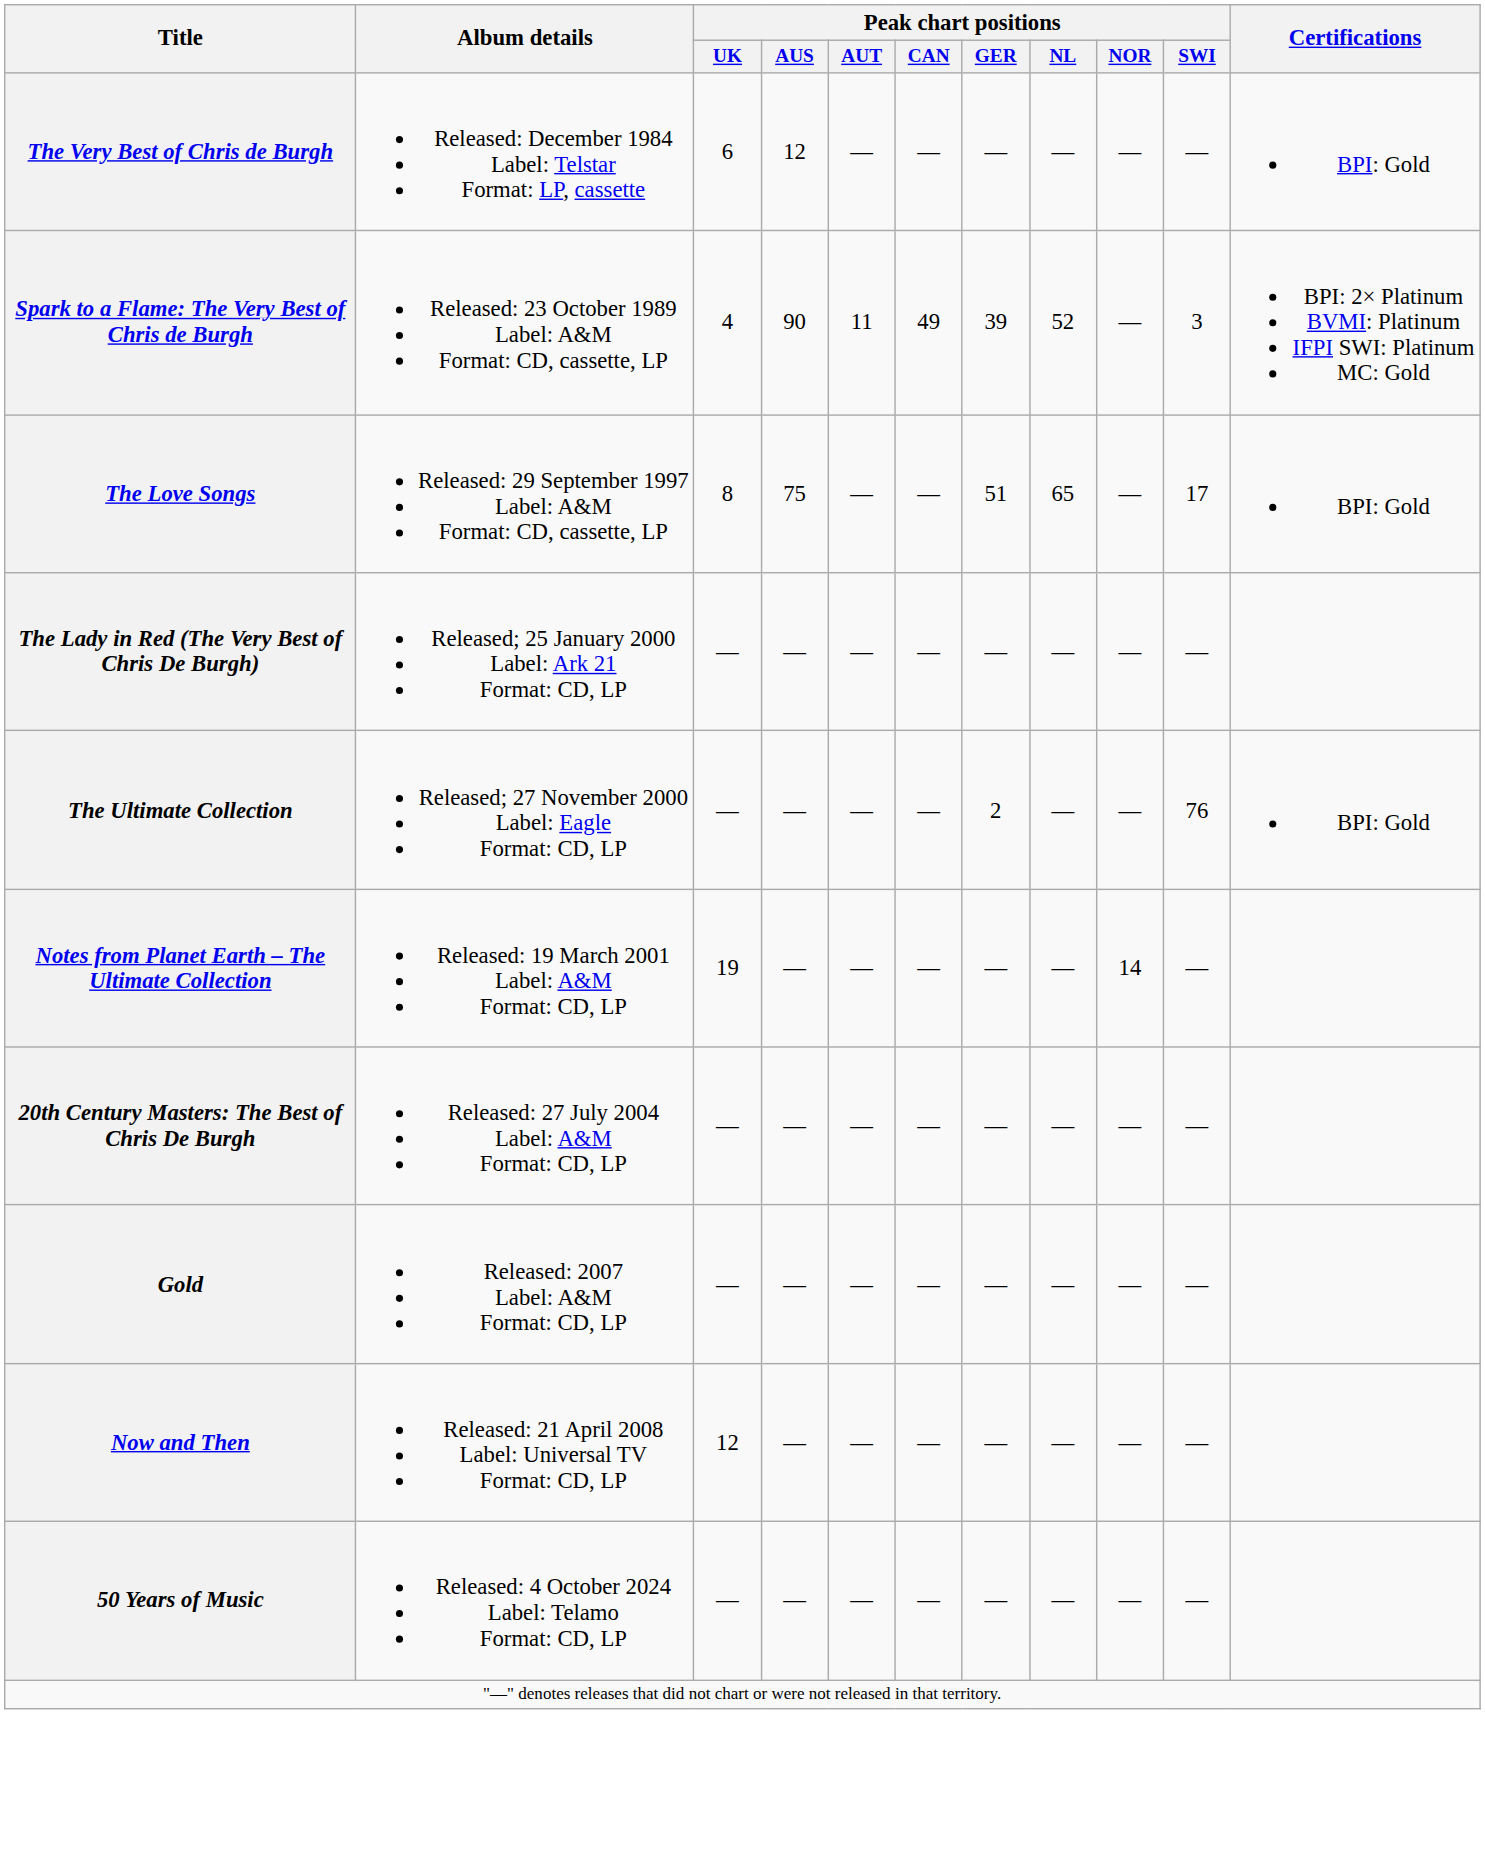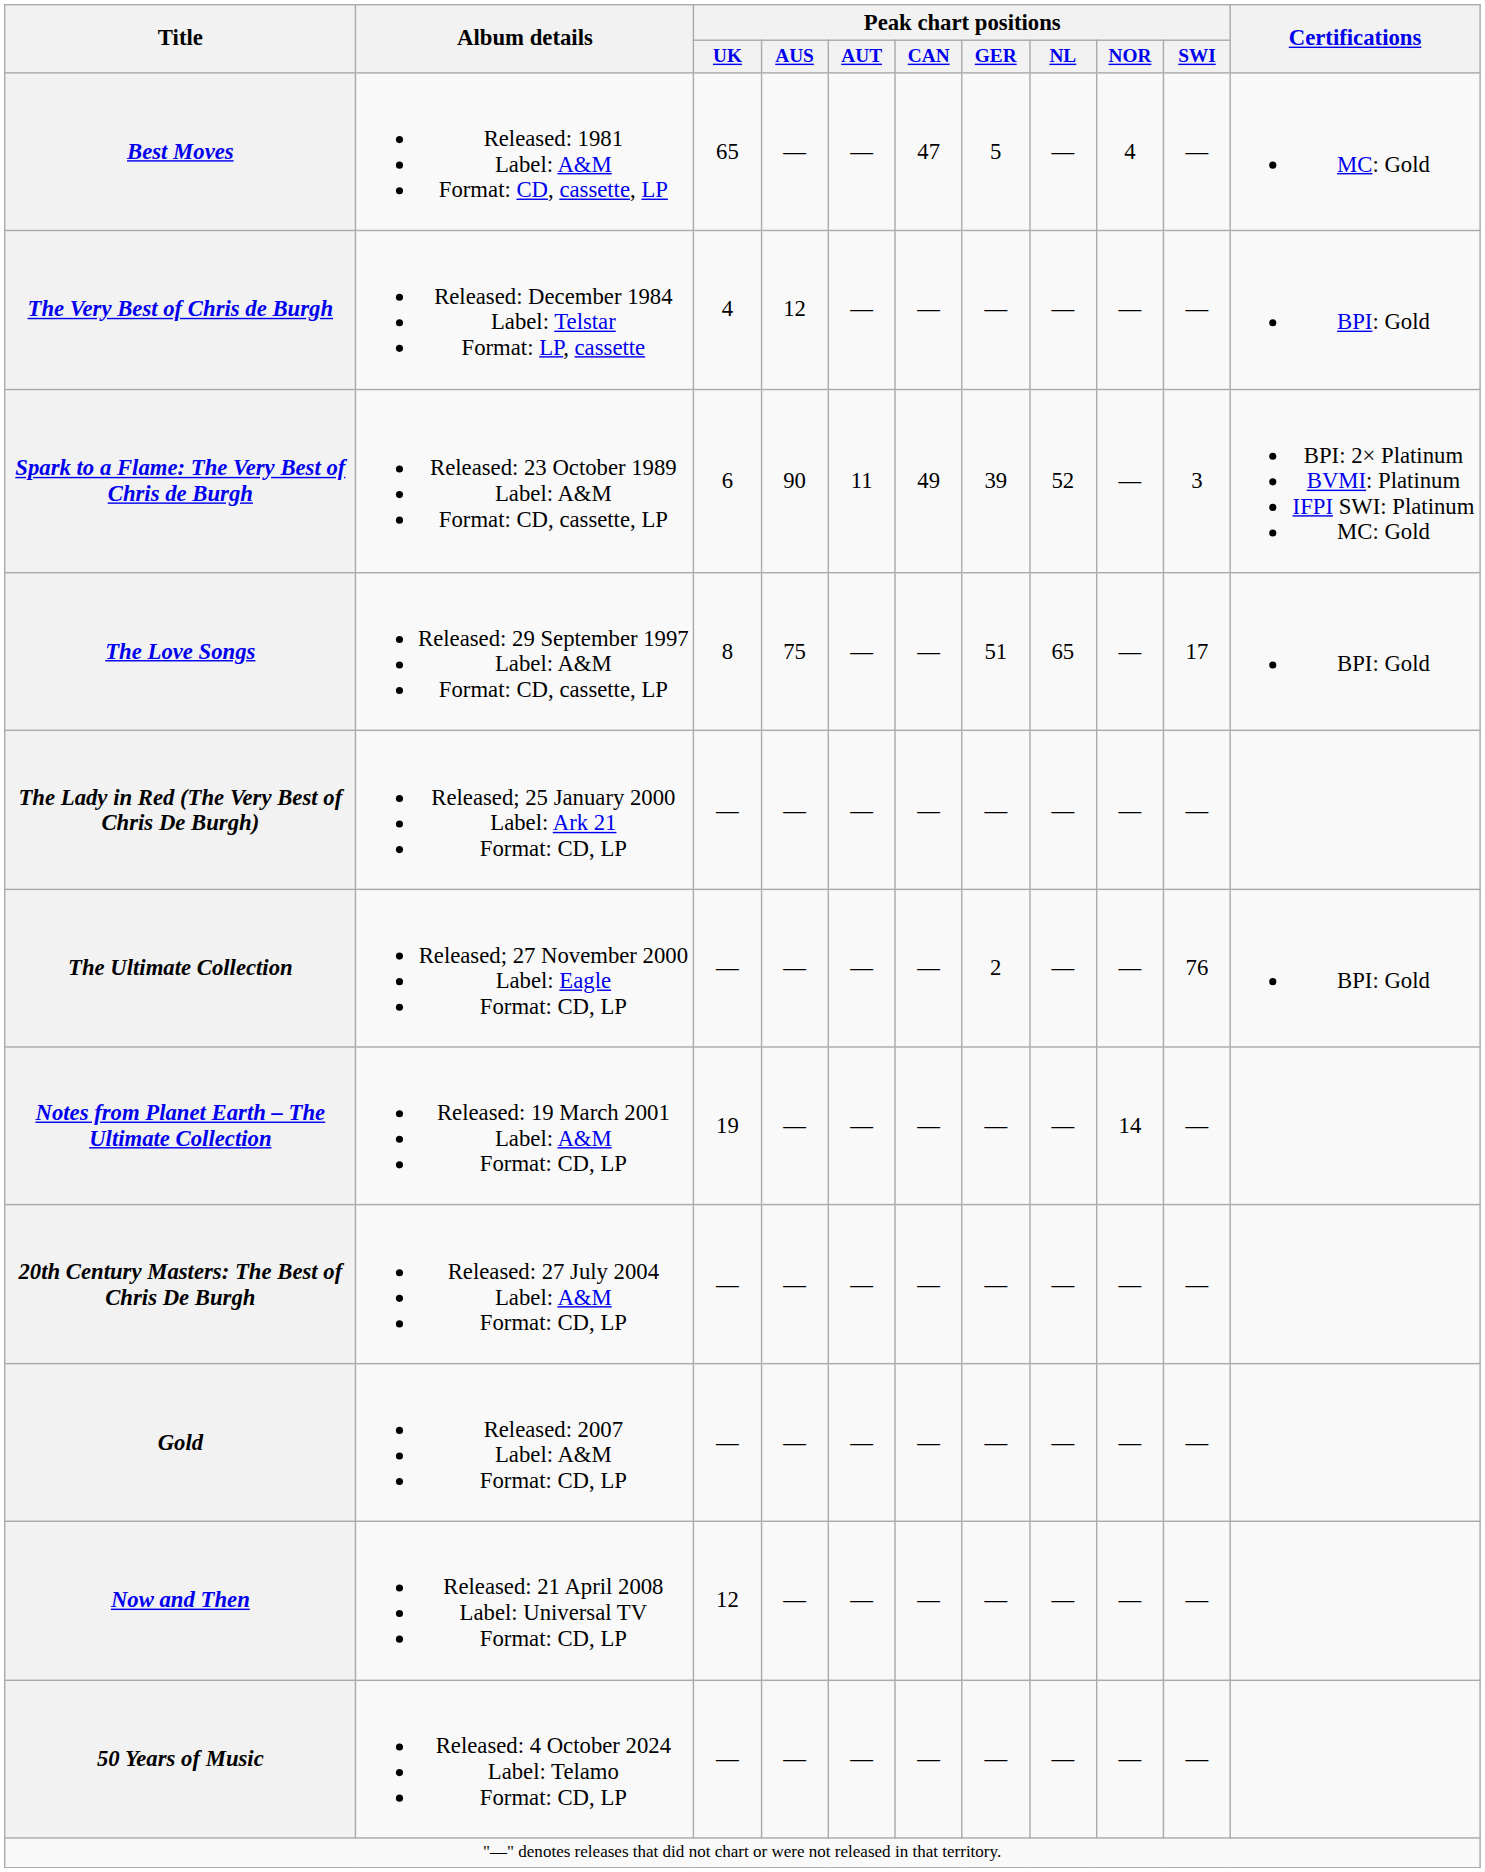+ row: (180, 151)
(727, 151) 6 -> (727, 309) 4
(727, 322) 4 -> (727, 480) 6
